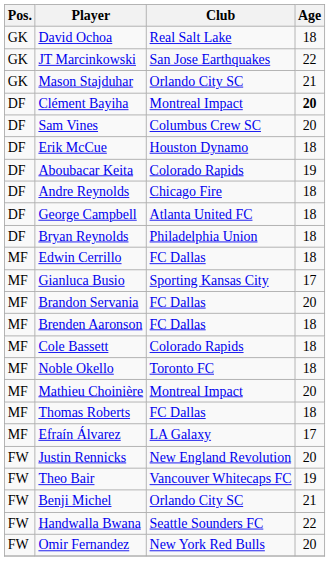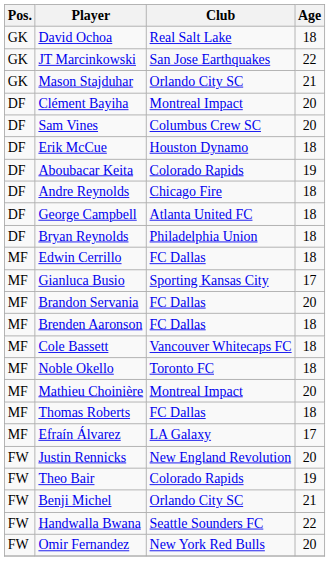(310, 103) bold -> (310, 103) normal
(197, 346) Colorado Rapids -> (221, 346) Vancouver Whitecaps FC
(221, 479) Vancouver Whitecaps FC -> (197, 479) Colorado Rapids
